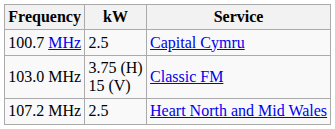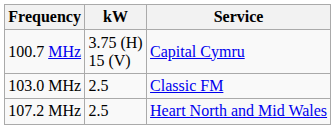(98, 42) 2.5 -> (116, 51) 3.75 (H) 15 (V)
(116, 76) 3.75 (H) 15 (V) -> (98, 85) 2.5
